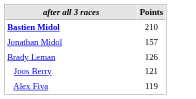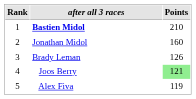+ column: (17, 12)
(151, 42) 157 -> (176, 42) 160
(151, 72) no background -> (176, 72) lightgreen background
